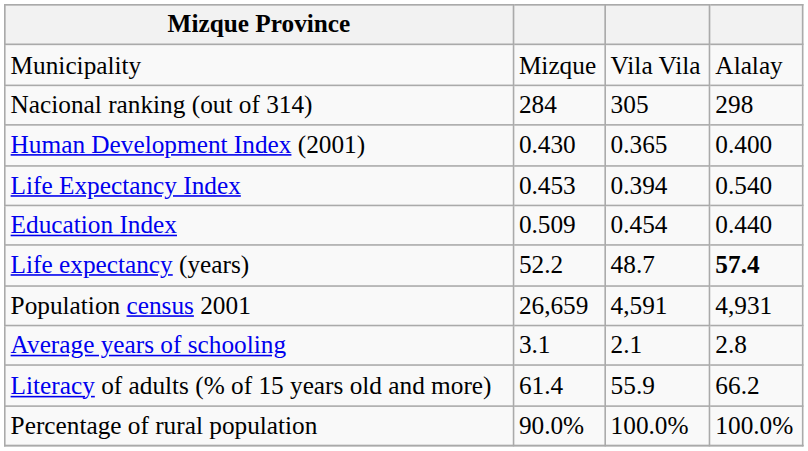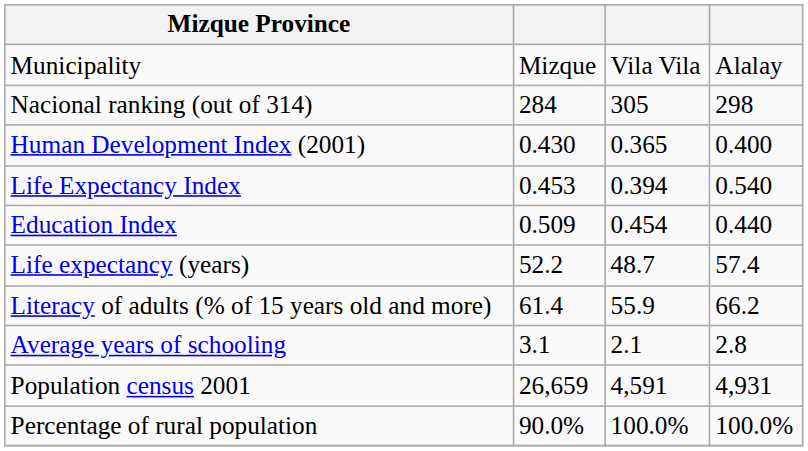(737, 265) bold -> (737, 265) normal
rows swapped: (251, 385) <-> (131, 305)
